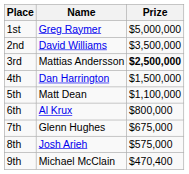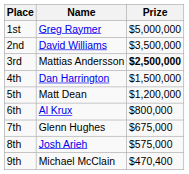(155, 95) $1,100,000 -> (155, 95) $1,200,000
